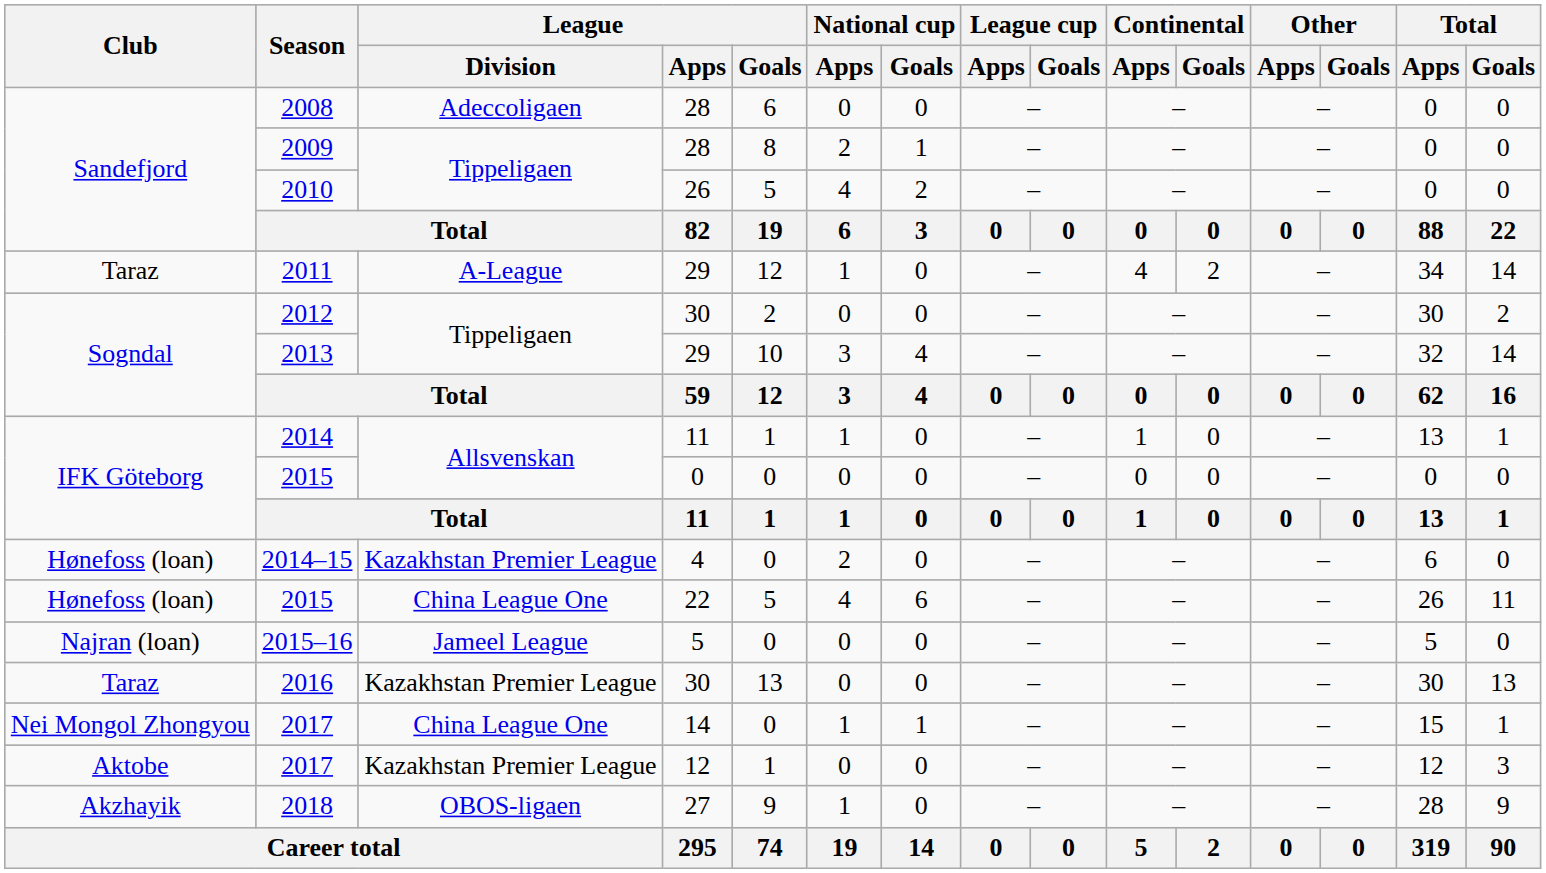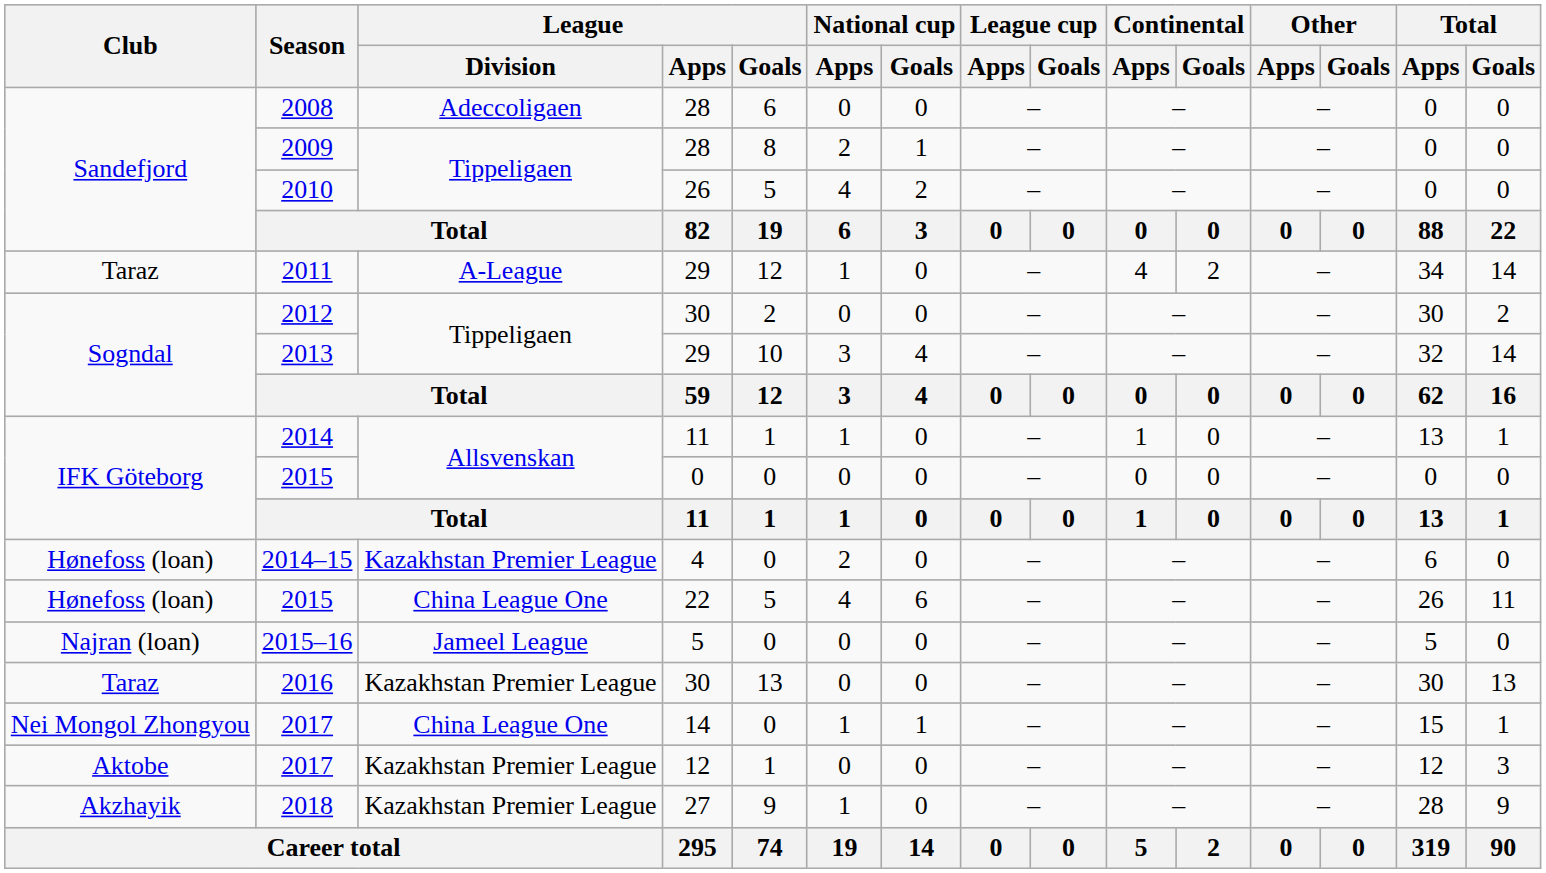(511, 806) OBOS-ligaen -> (511, 806) Kazakhstan Premier League
